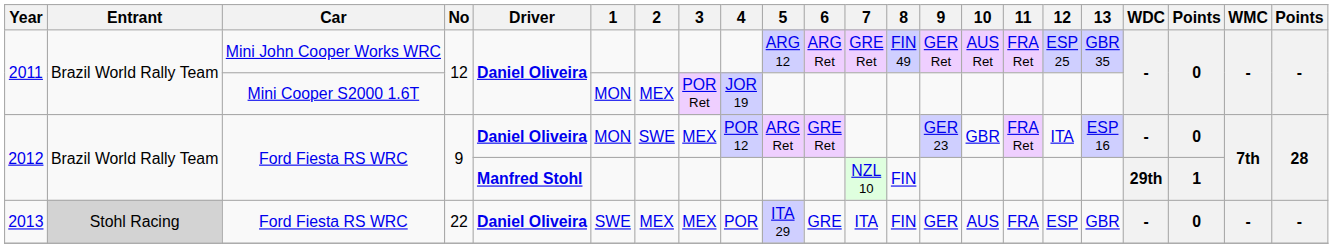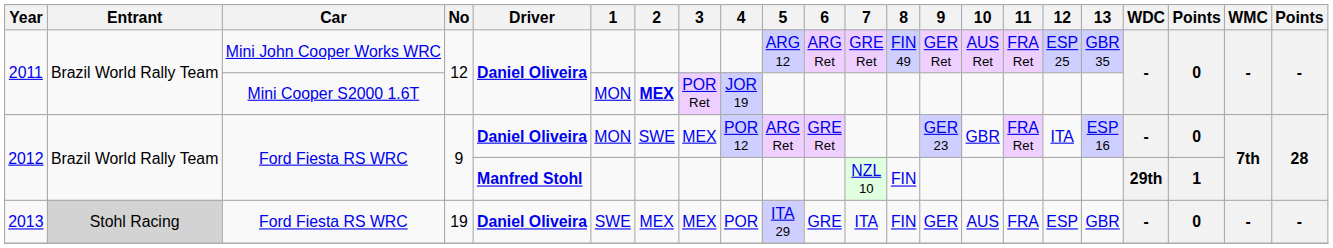(657, 94) normal -> (657, 94) bold
(459, 222) 22 -> (459, 222) 19
